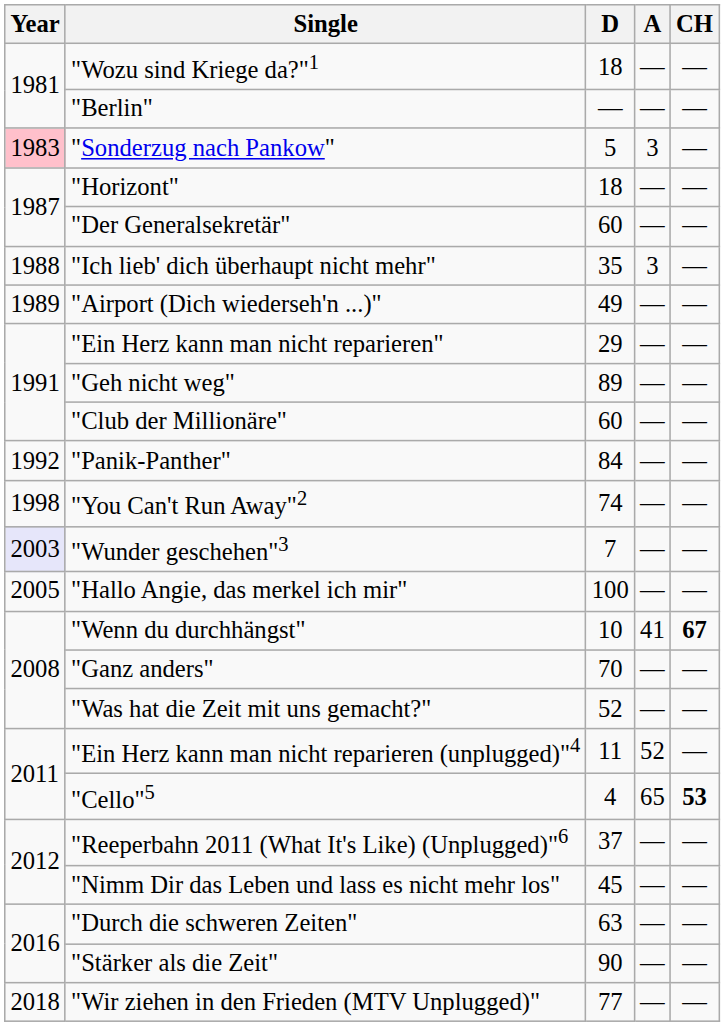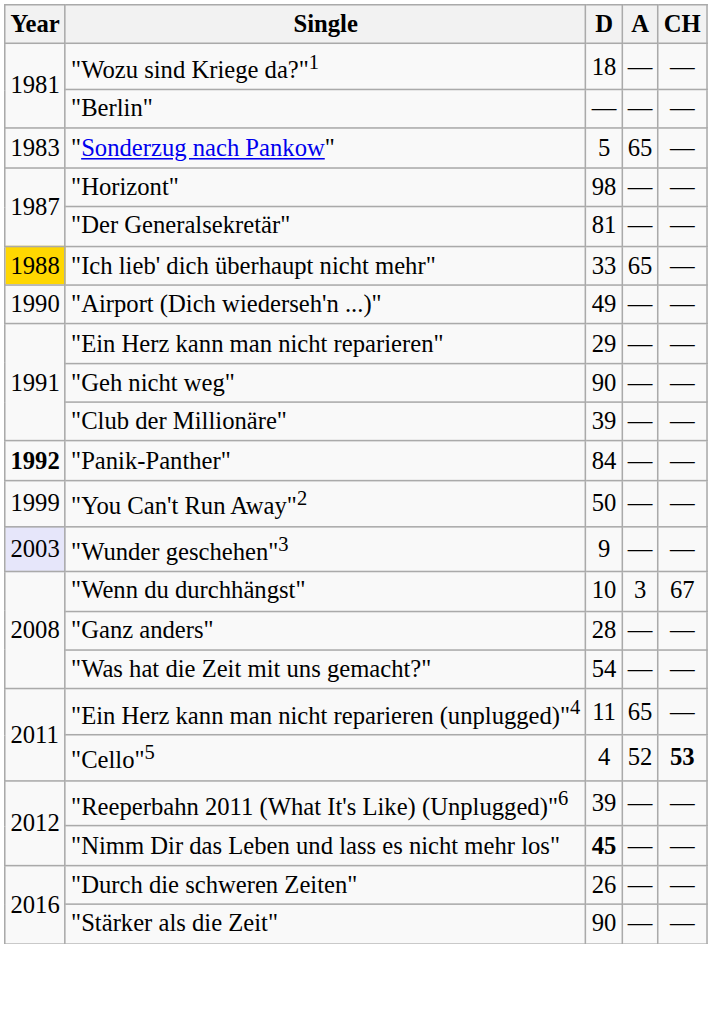(35, 147) pink background -> (35, 147) no background
(652, 147) 3 -> (640, 147) 65
(610, 187) 18 -> (604, 187) 98
(610, 226) 60 -> (604, 226) 81
(35, 265) no background -> (35, 265) gold background
(610, 265) 35 -> (604, 265) 33
(652, 265) 3 -> (640, 265) 65
(35, 304) 1989 -> (35, 304) 1990
(610, 382) 89 -> (604, 382) 90
(610, 421) 60 -> (604, 421) 39
(35, 460) normal -> (35, 460) bold
(35, 502) 1998 -> (35, 502) 1999
(610, 502) 74 -> (604, 502) 50
(610, 548) 7 -> (604, 548) 9
- row: (239, 591)
(652, 630) 41 -> (640, 591) 3
(695, 630) bold -> (682, 591) normal
(610, 669) 70 -> (604, 630) 28
(610, 708) 52 -> (604, 669) 54
(652, 750) 52 -> (640, 711) 65
(652, 796) 65 -> (640, 757) 52
(610, 842) 37 -> (604, 803) 39
(610, 884) normal -> (604, 845) bold
(610, 923) 63 -> (604, 884) 26
- row: (306, 1001)
